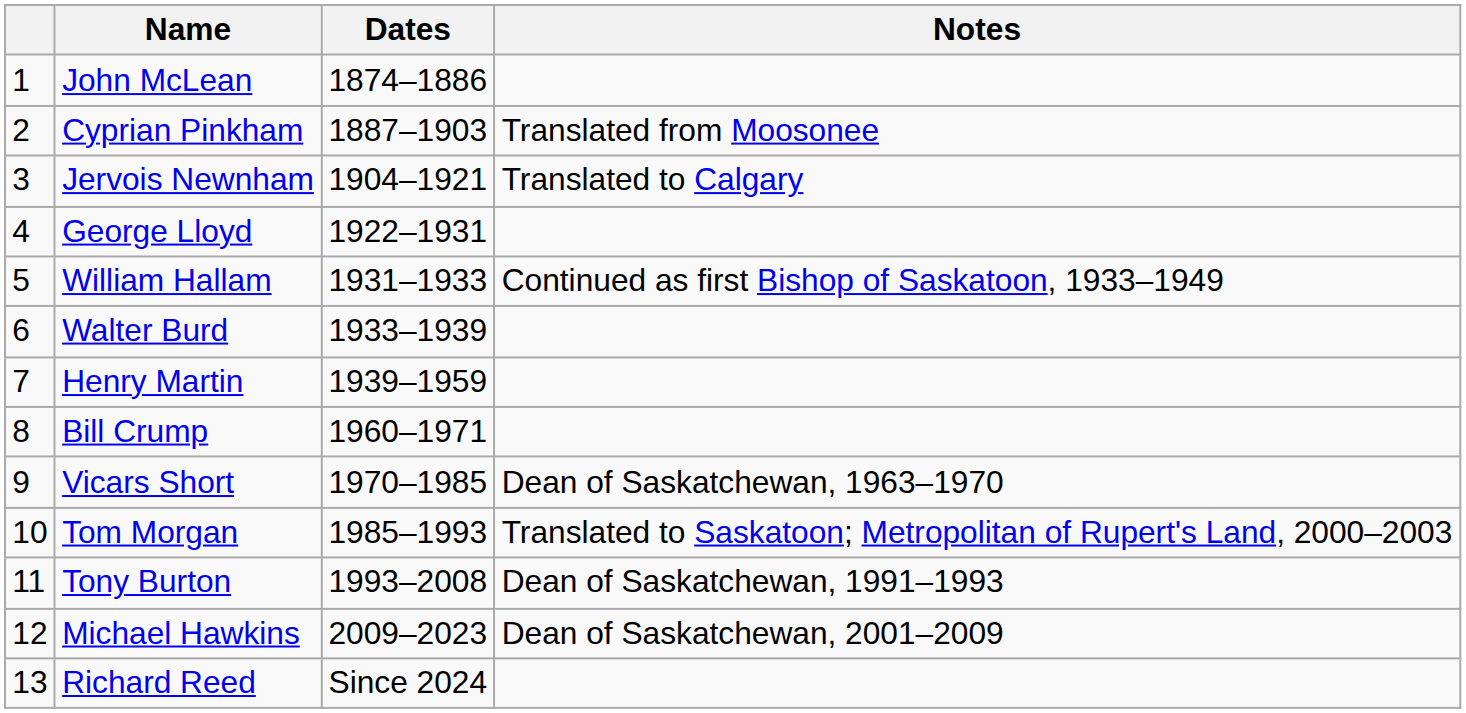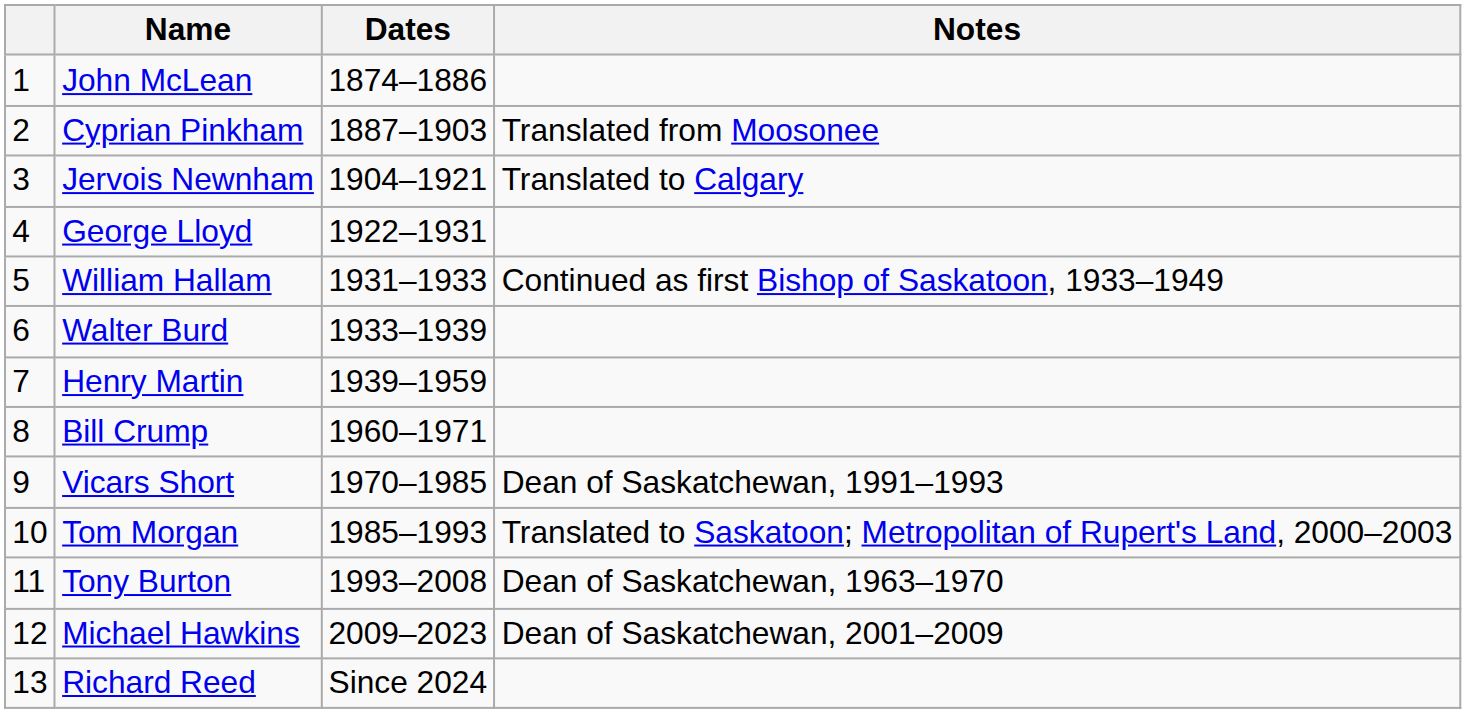(753, 481) Dean of Saskatchewan, 1963–1970 -> (753, 481) Dean of Saskatchewan, 1991–1993
(753, 582) Dean of Saskatchewan, 1991–1993 -> (753, 582) Dean of Saskatchewan, 1963–1970
